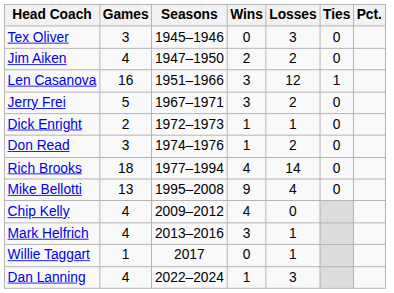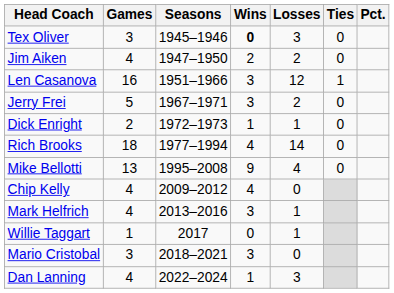(247, 37) normal -> (250, 37) bold
- row: (39, 146)
+ row: (54, 255)
